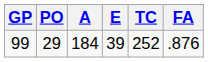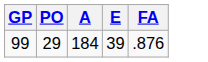- column: (146, 17)
